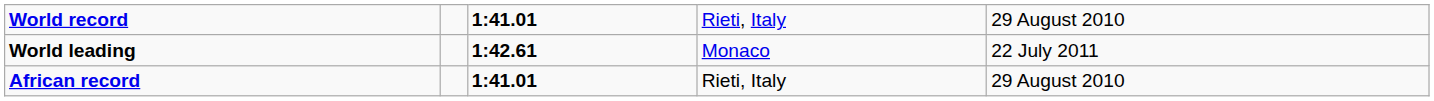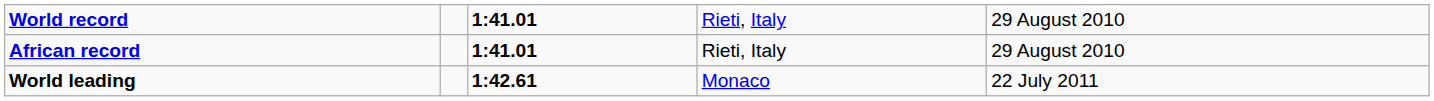rows swapped: (72, 50) <-> (75, 80)
